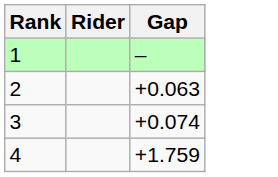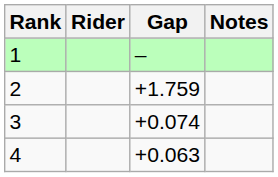+ column: (239, 22)
(167, 88) +0.063 -> (167, 88) +1.759
(167, 155) +1.759 -> (167, 155) +0.063
